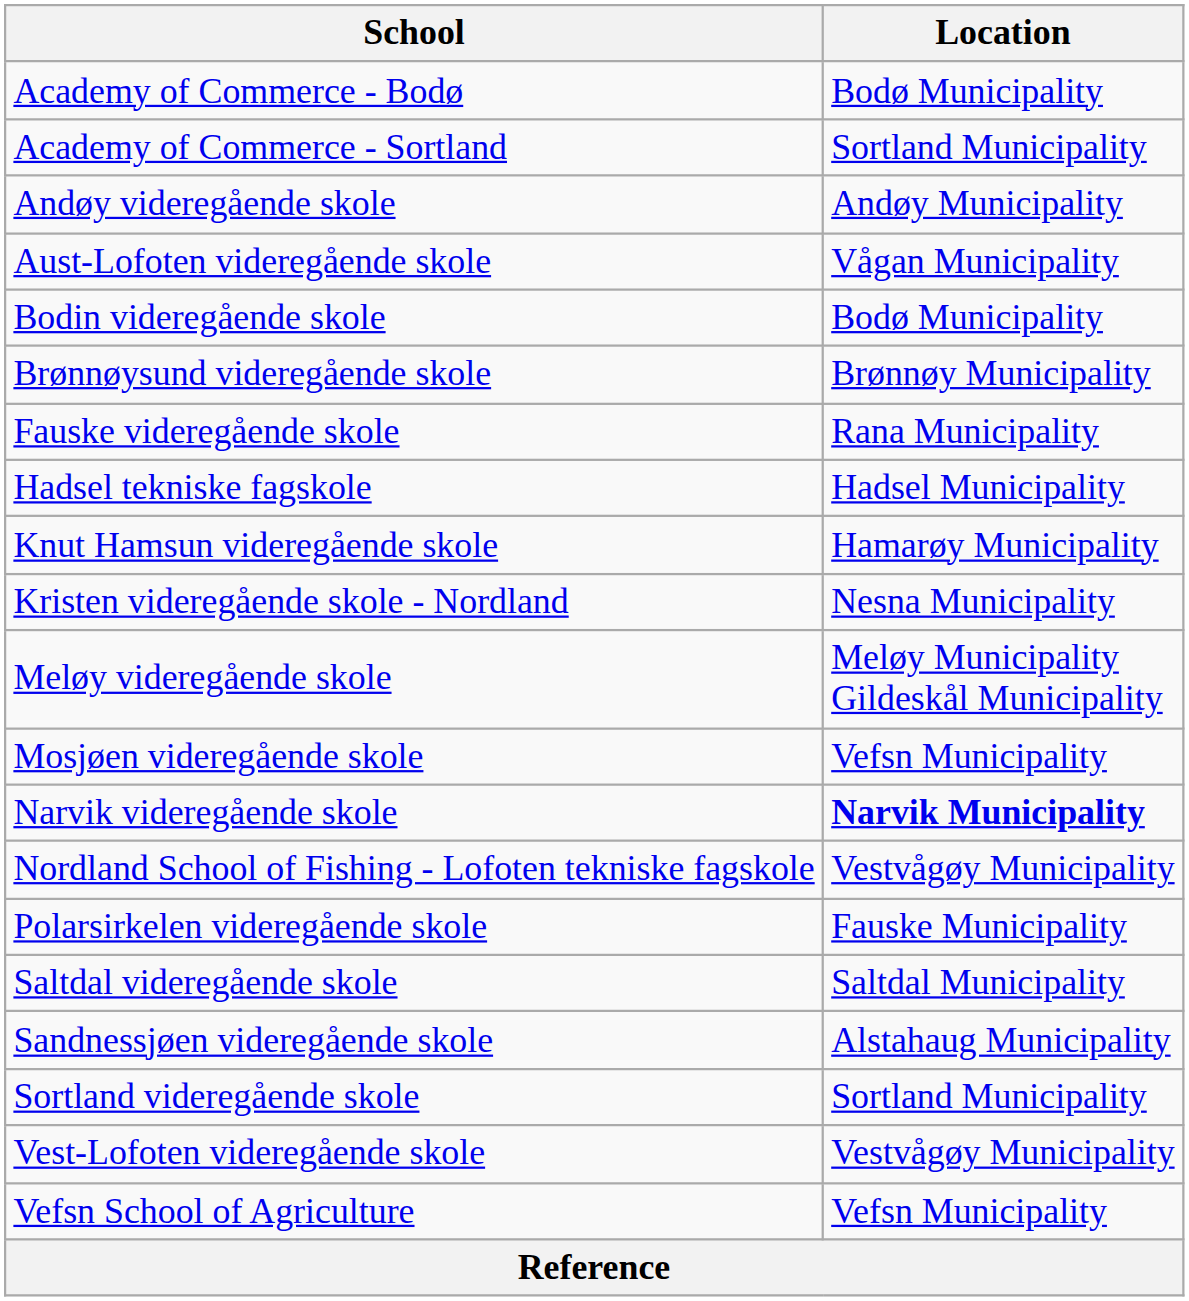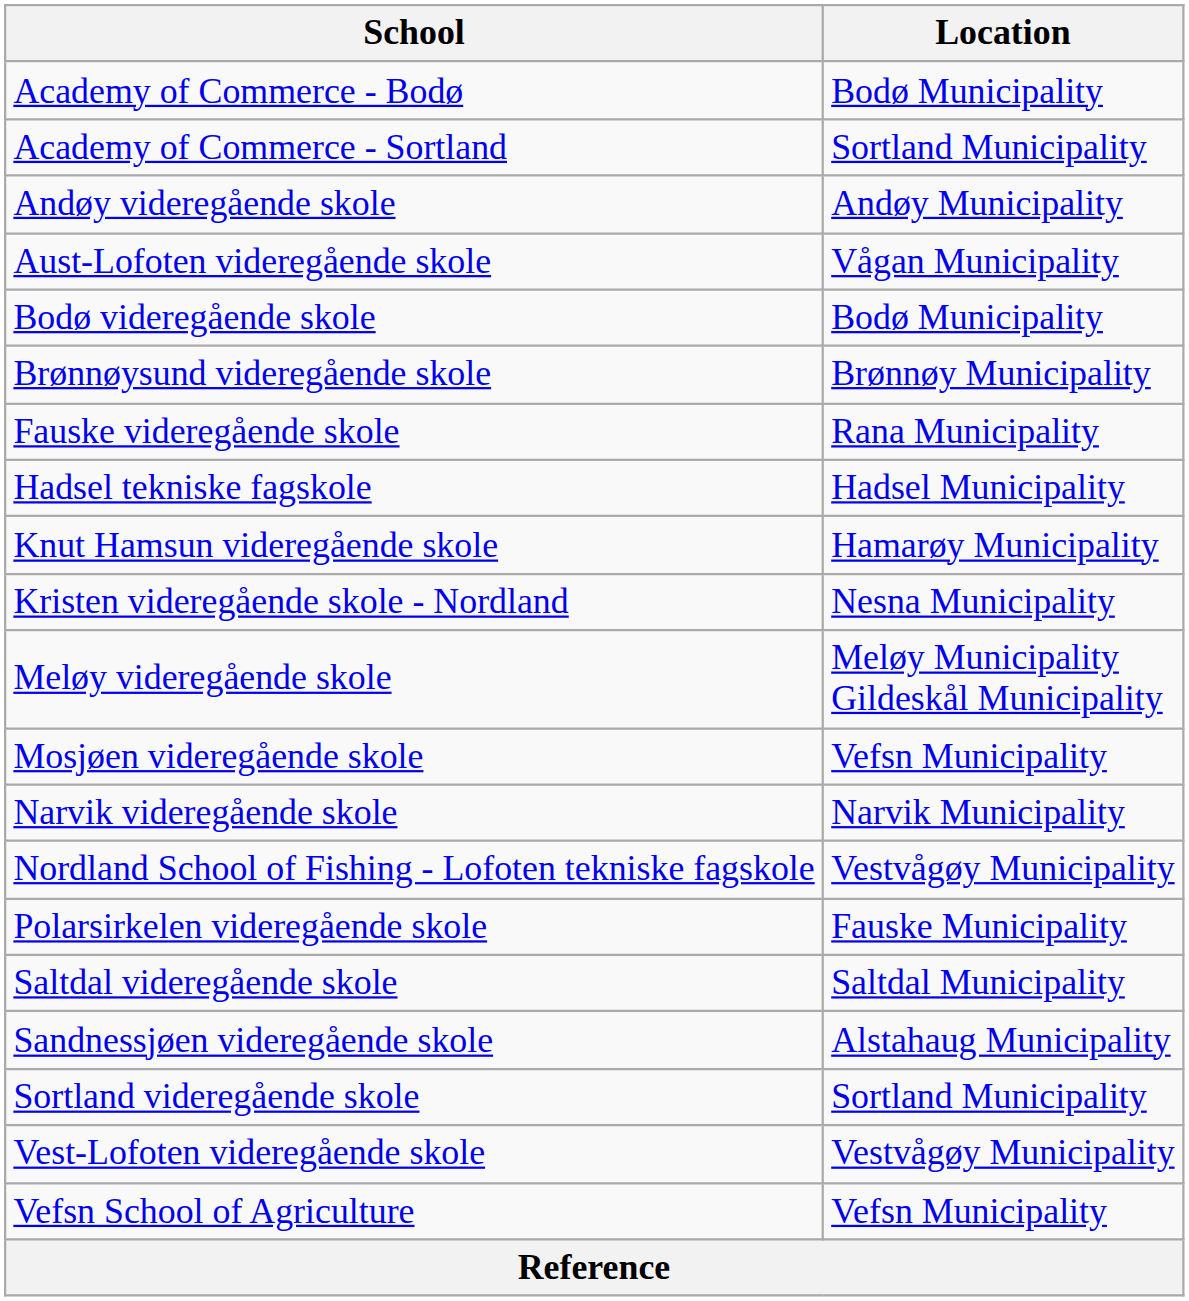- row: (199, 317)
+ row: (195, 317)
(988, 812) bold -> (978, 812) normal
